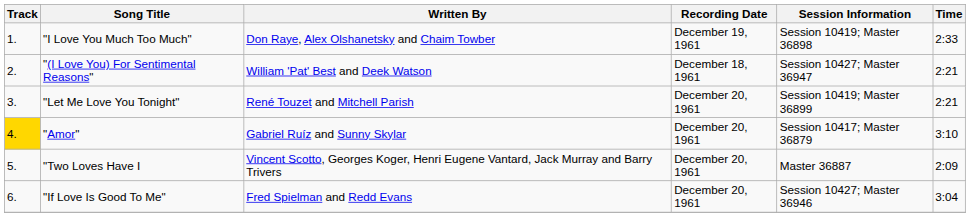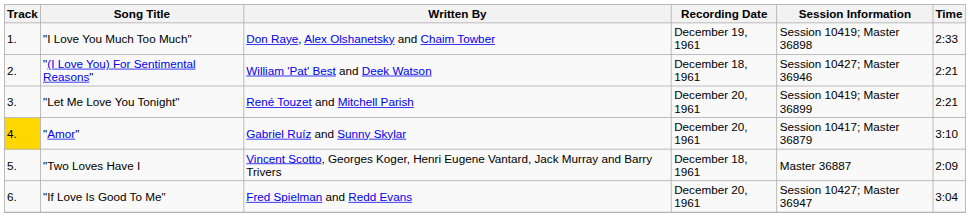(840, 71) Session 10427; Master 36947 -> (840, 71) Session 10427; Master 36946
(711, 165) December 20, 1961 -> (711, 165) December 18, 1961
(840, 197) Session 10427; Master 36946 -> (840, 197) Session 10427; Master 36947
